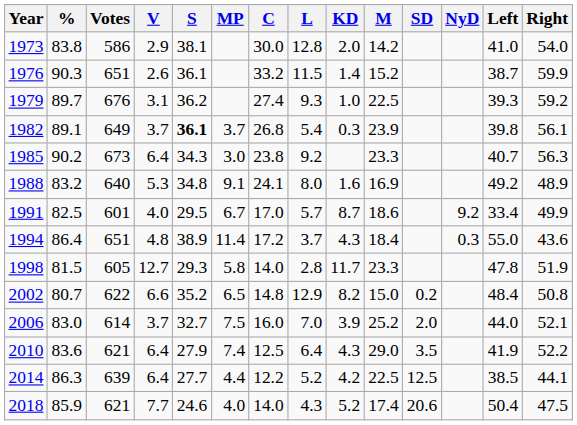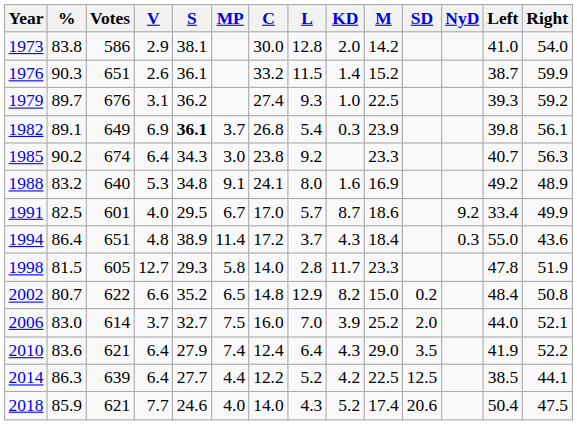(158, 128) 3.7 -> (158, 128) 6.9
(117, 156) 673 -> (117, 156) 674
(268, 350) 12.5 -> (268, 350) 12.4
